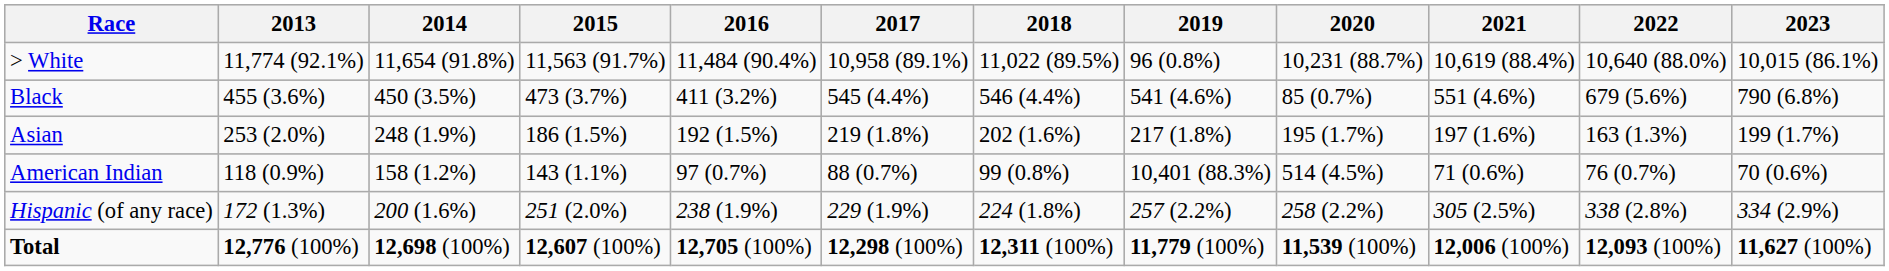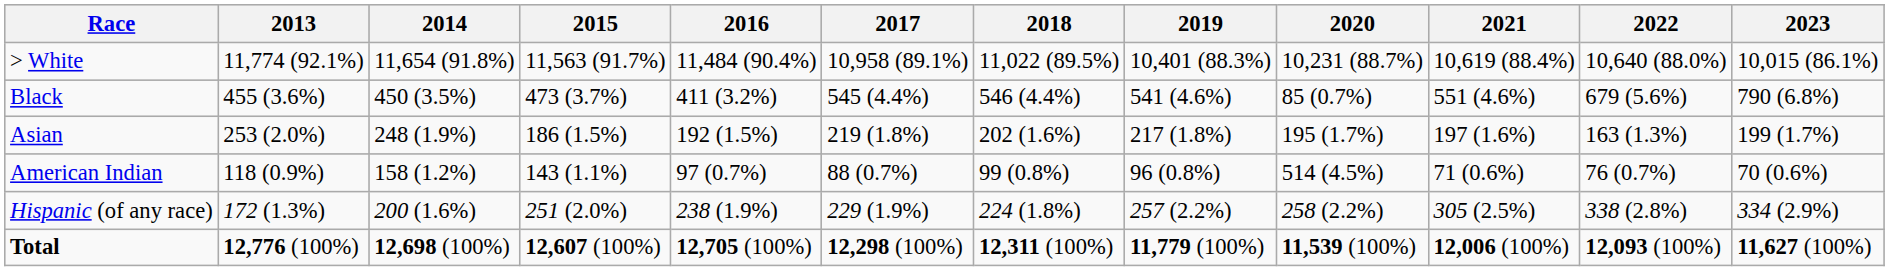(1175, 60) 96 (0.8%) -> (1201, 60) 10,401 (88.3%)
(1201, 172) 10,401 (88.3%) -> (1175, 172) 96 (0.8%)
